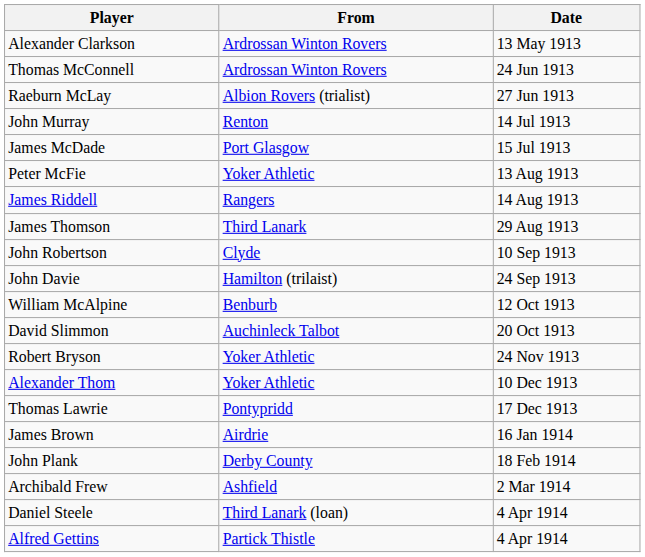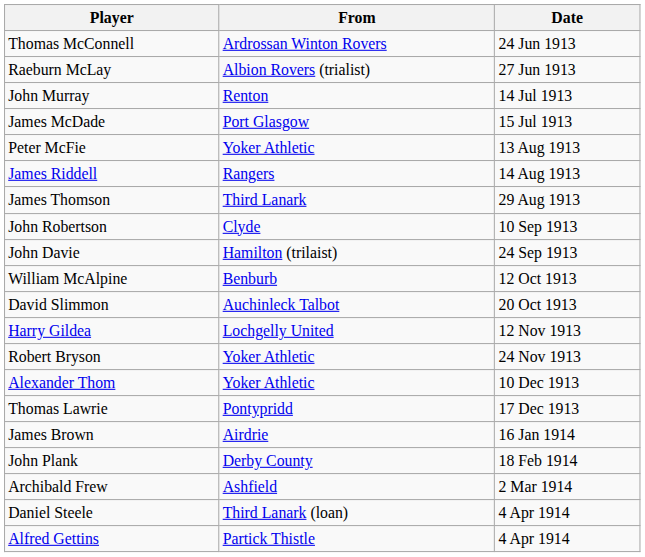- row: (72, 43)
+ row: (50, 330)
